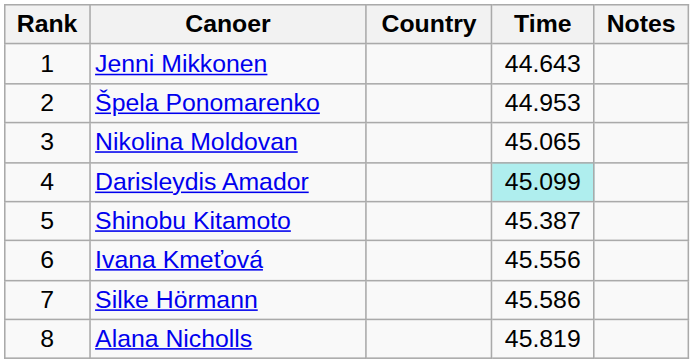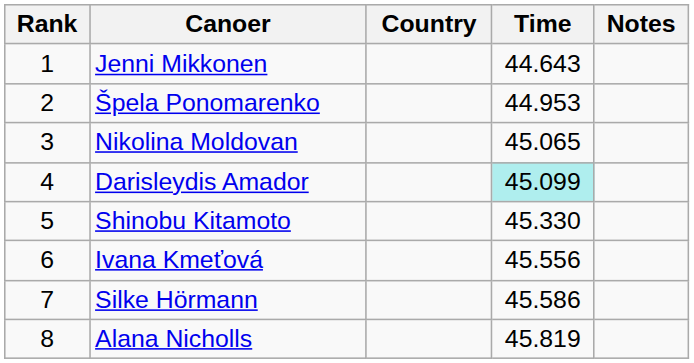(543, 220) 45.387 -> (543, 220) 45.330
